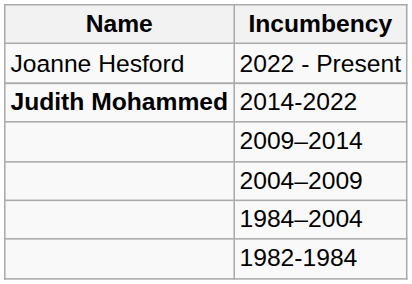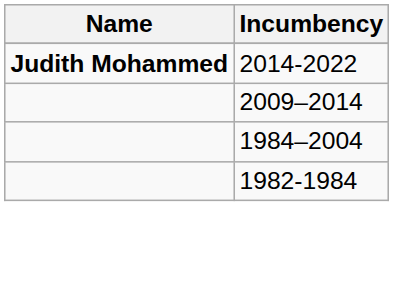- row: (320, 63)
- row: (301, 180)
